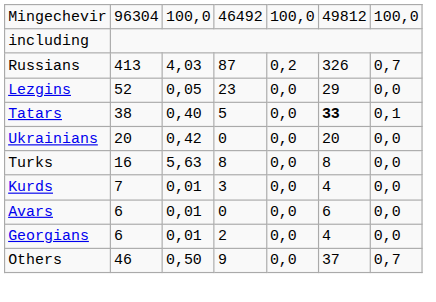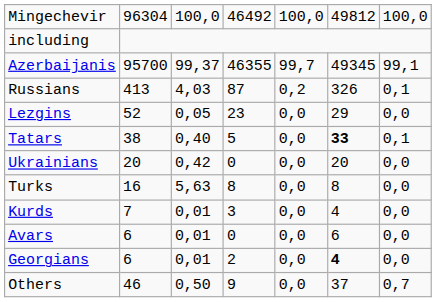+ row: (62, 65)
(387, 65) 0,7 -> (396, 90) 0,1
(326, 236) normal -> (335, 260) bold
